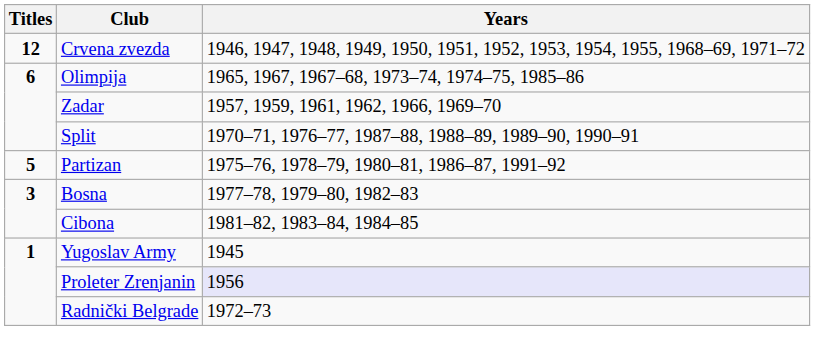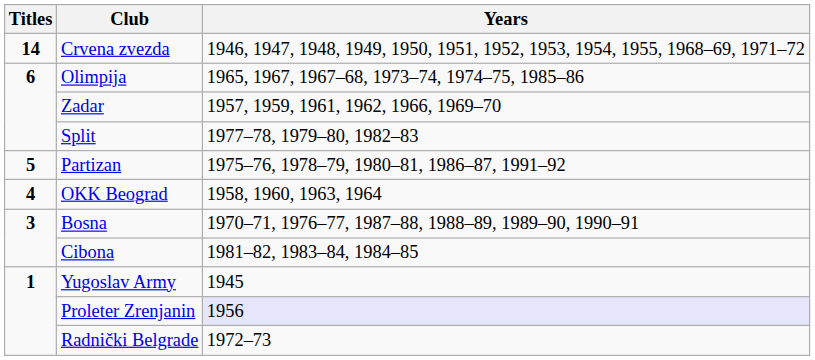(31, 48) 12 -> (31, 48) 14
(423, 135) 1970–71, 1976–77, 1987–88, 1988–89, 1989–90, 1990–91 -> (313, 135) 1977–78, 1979–80, 1982–83
+ row: (114, 194)
(313, 194) 1977–78, 1979–80, 1982–83 -> (423, 223) 1970–71, 1976–77, 1987–88, 1988–89, 1989–90, 1990–91
